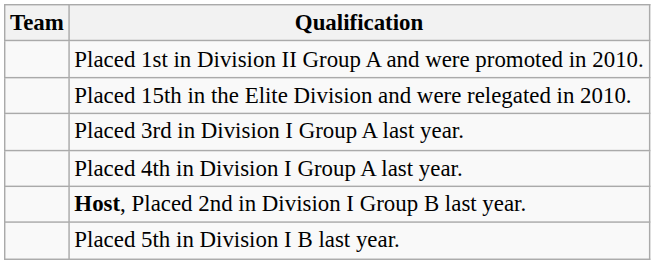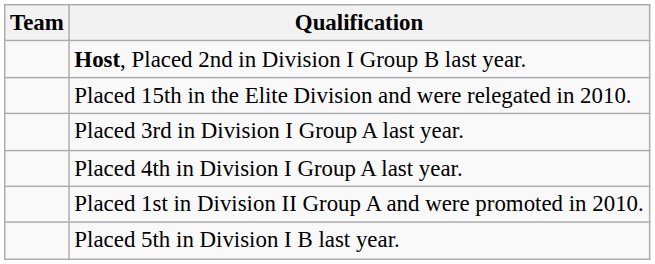rows swapped: (300, 204) <-> (359, 58)
